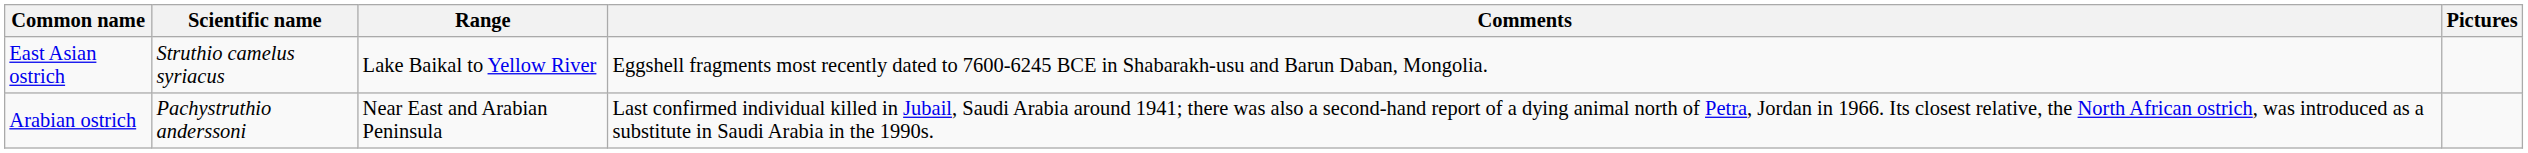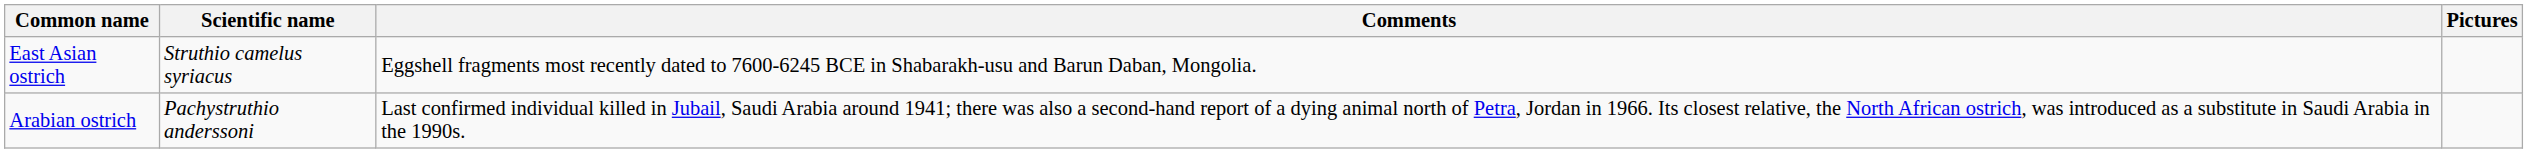- column: (483, 20)
